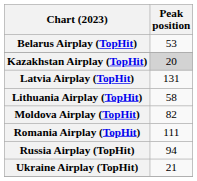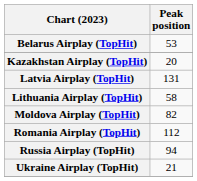(171, 61) lightgrey background -> (171, 61) no background
(171, 132) 111 -> (171, 132) 112
